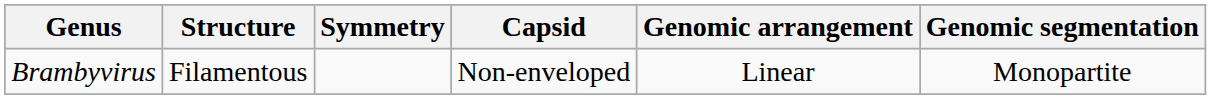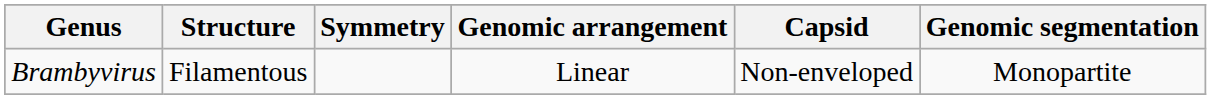columns swapped: (544, 26) <-> (778, 26)
